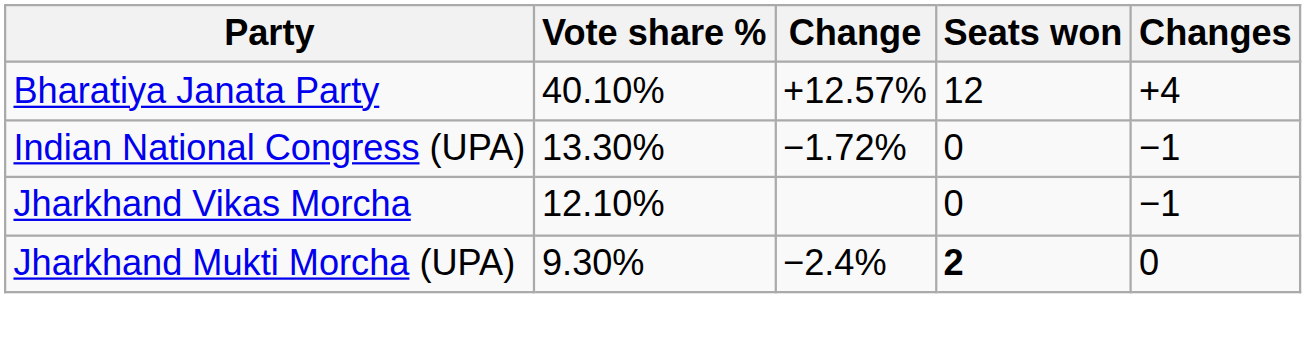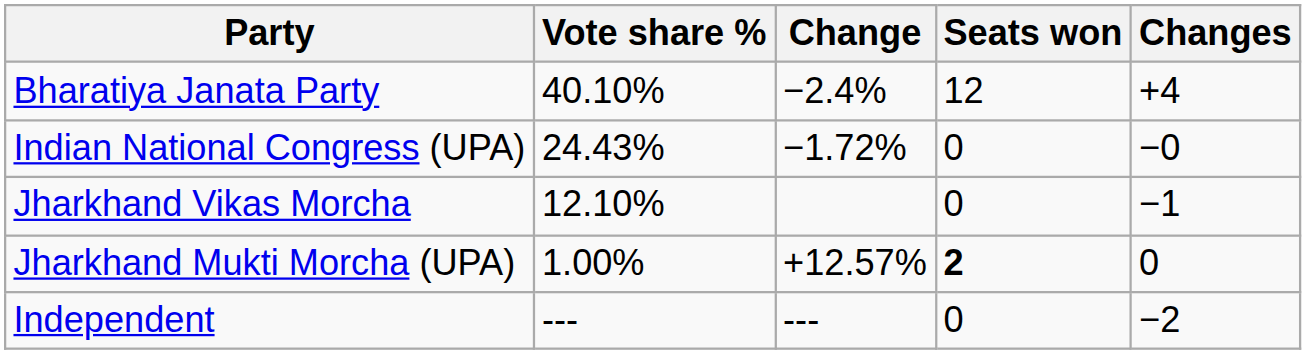(855, 90) +12.57% -> (835, 90) −2.4%
(603, 147) 13.30% -> (603, 147) 24.43%
(1160, 147) −1 -> (1160, 147) −0
(593, 262) 9.30% -> (593, 262) 1.00%
(835, 262) −2.4% -> (855, 262) +12.57%
+ row: (114, 319)
